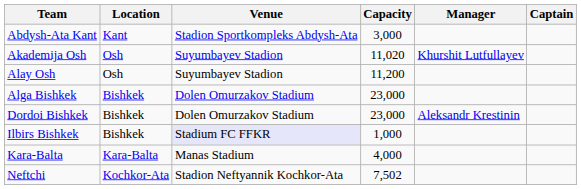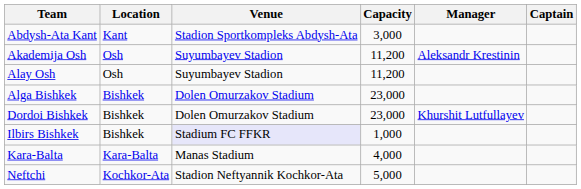(388, 54) 11,020 -> (388, 54) 11,200
(471, 54) Khurshit Lutfullayev -> (469, 54) Aleksandr Krestinin
(469, 114) Aleksandr Krestinin -> (471, 114) Khurshit Lutfullayev
(388, 174) 7,502 -> (388, 174) 5,000
